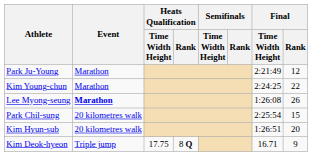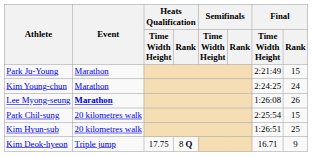(295, 72) 12 -> (295, 72) 15
(295, 86) 22 -> (295, 86) 24
(295, 130) 20 -> (295, 130) 25
